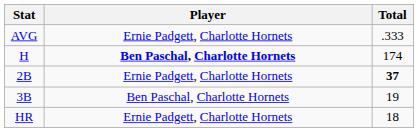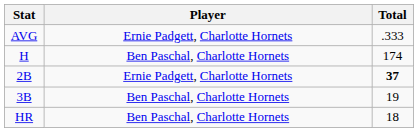(208, 55) bold -> (208, 55) normal
(208, 117) Ernie Padgett, Charlotte Hornets -> (208, 117) Ben Paschal, Charlotte Hornets
